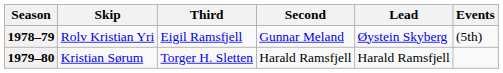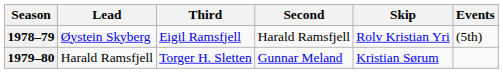columns swapped: (108, 15) <-> (404, 15)
(302, 36) Gunnar Meland -> (304, 36) Harald Ramsfjell
(305, 57) Harald Ramsfjell -> (300, 57) Gunnar Meland
